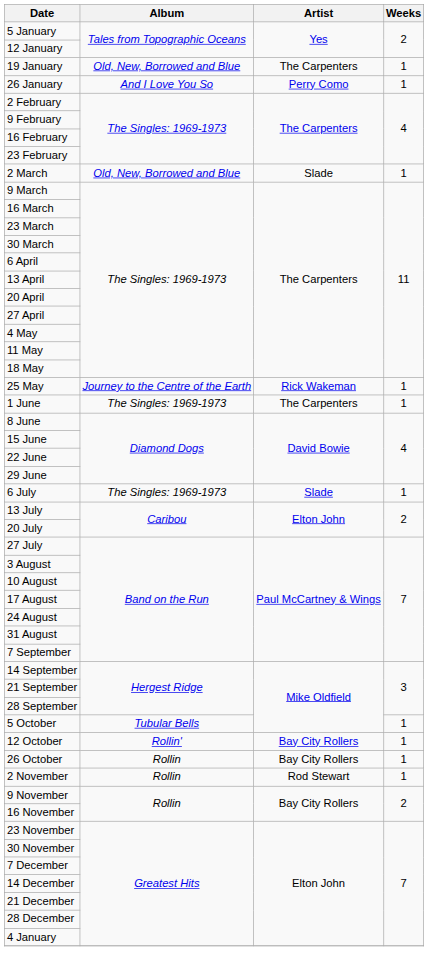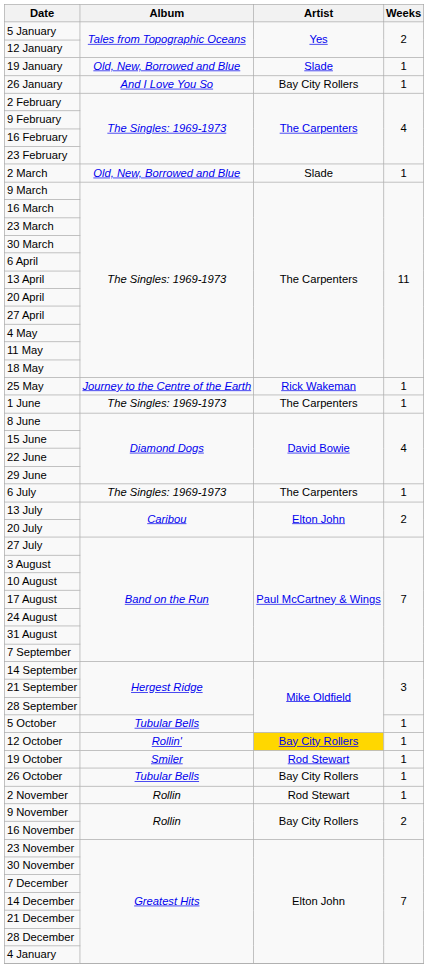(319, 66) The Carpenters -> (319, 66) Slade
(319, 84) Perry Como -> (319, 84) Bay City Rollers
(319, 492) Slade -> (319, 492) The Carpenters
(319, 741) no background -> (319, 741) gold background
+ row: (35, 759)
(167, 759) Rollin -> (167, 777) Tubular Bells
